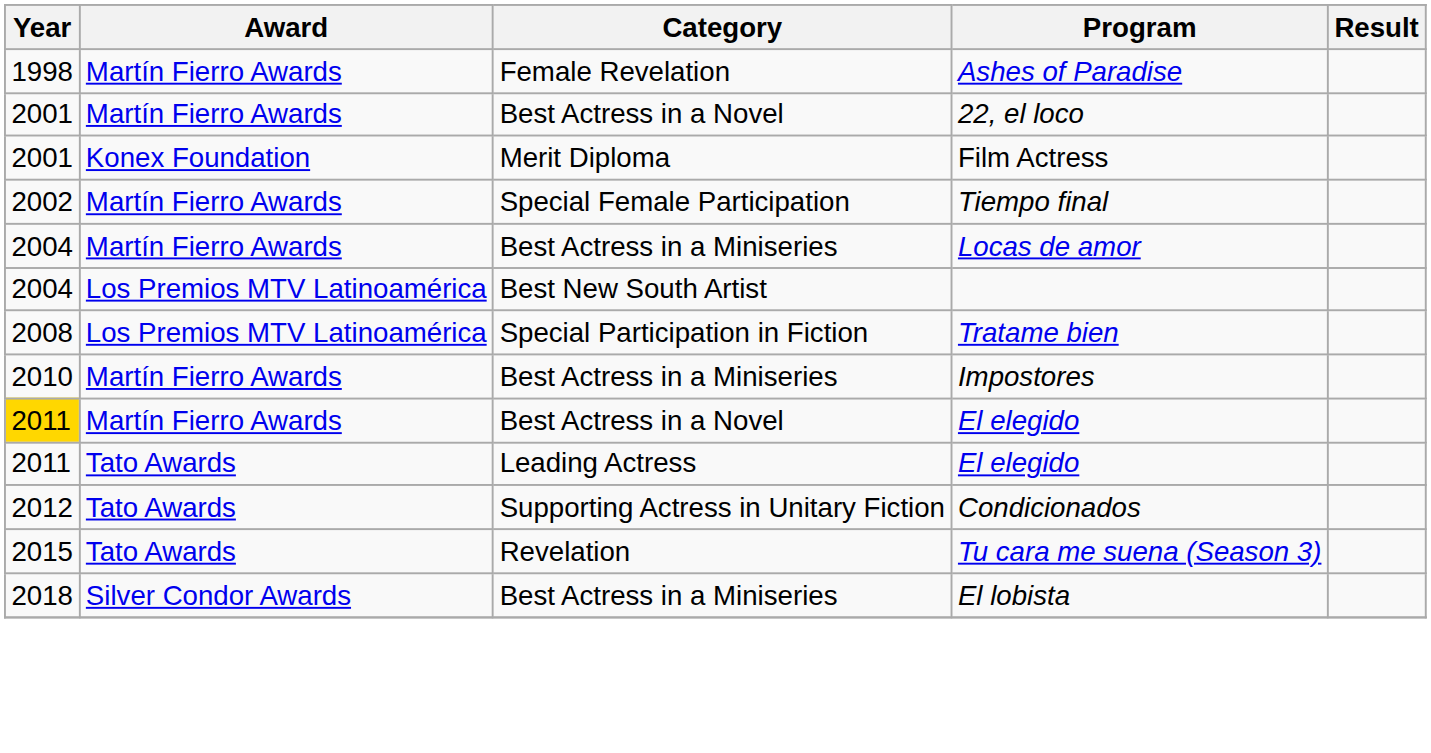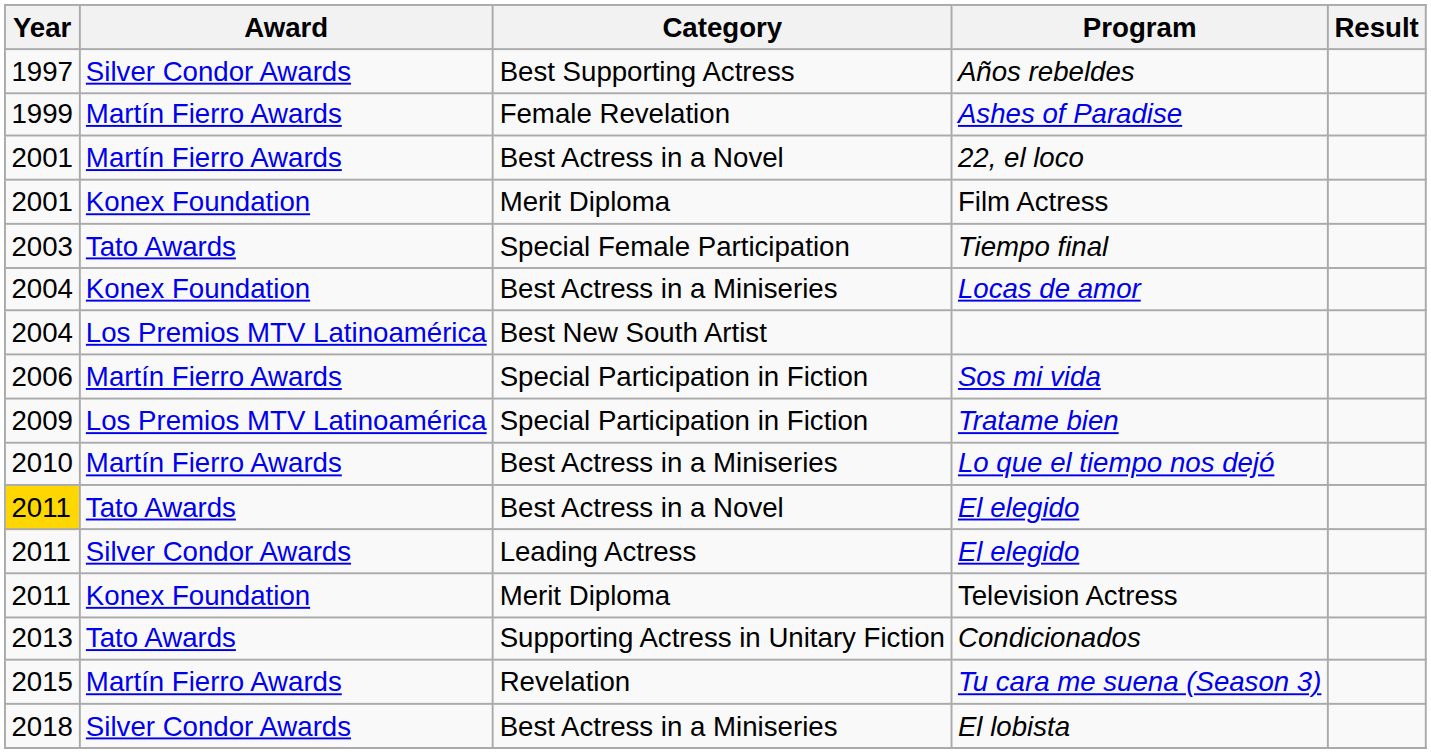+ row: (647, 71)
(42, 71) 1998 -> (42, 115) 1999
(42, 202) 2002 -> (42, 246) 2003
(214, 202) Martín Fierro Awards -> (161, 246) Tato Awards
(214, 246) Martín Fierro Awards -> (198, 289) Konex Foundation
+ row: (684, 377)
(42, 333) 2008 -> (42, 420) 2009
- row: (669, 377)
+ row: (669, 464)
(214, 420) Martín Fierro Awards -> (161, 508) Tato Awards
(161, 464) Tato Awards -> (218, 551) Silver Condor Awards
+ row: (585, 595)
(42, 508) 2012 -> (42, 639) 2013
(161, 551) Tato Awards -> (214, 682) Martín Fierro Awards
